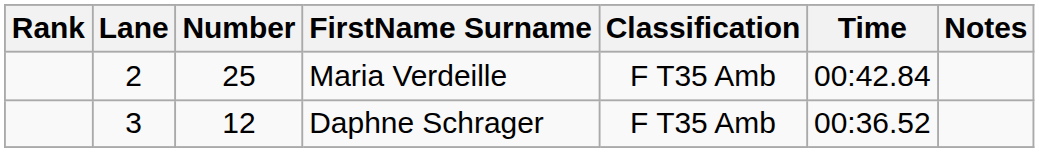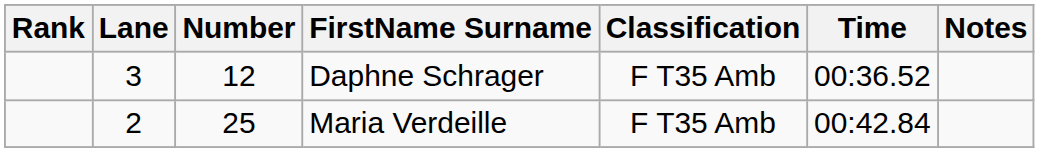rows swapped: (427, 123) <-> (408, 75)
